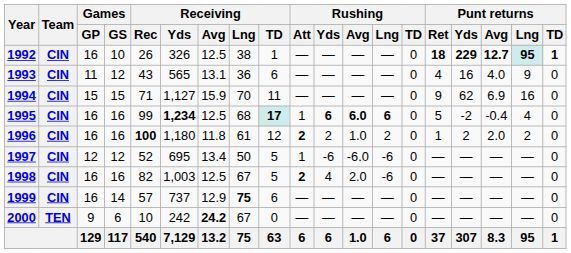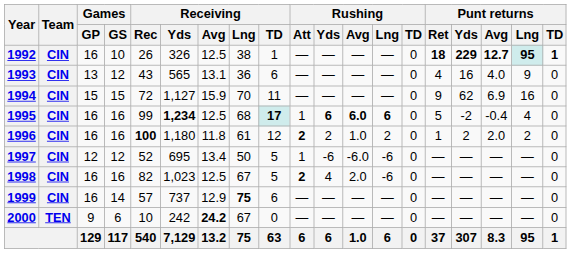(91, 75) 11 -> (91, 75) 13
(146, 95) 71 -> (146, 95) 72
(179, 177) 1,003 -> (179, 177) 1,023
